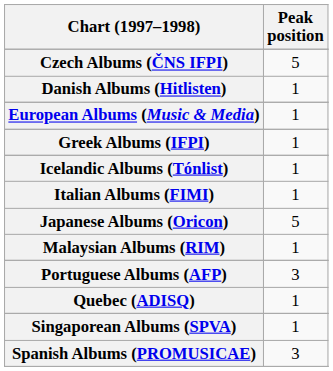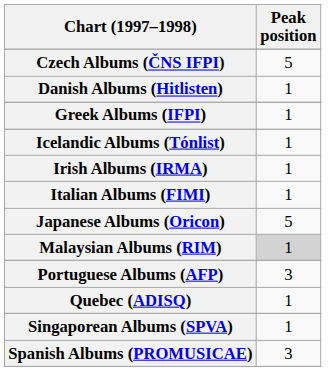- row: (134, 115)
+ row: (130, 168)
(295, 247) no background -> (288, 247) lightgrey background
